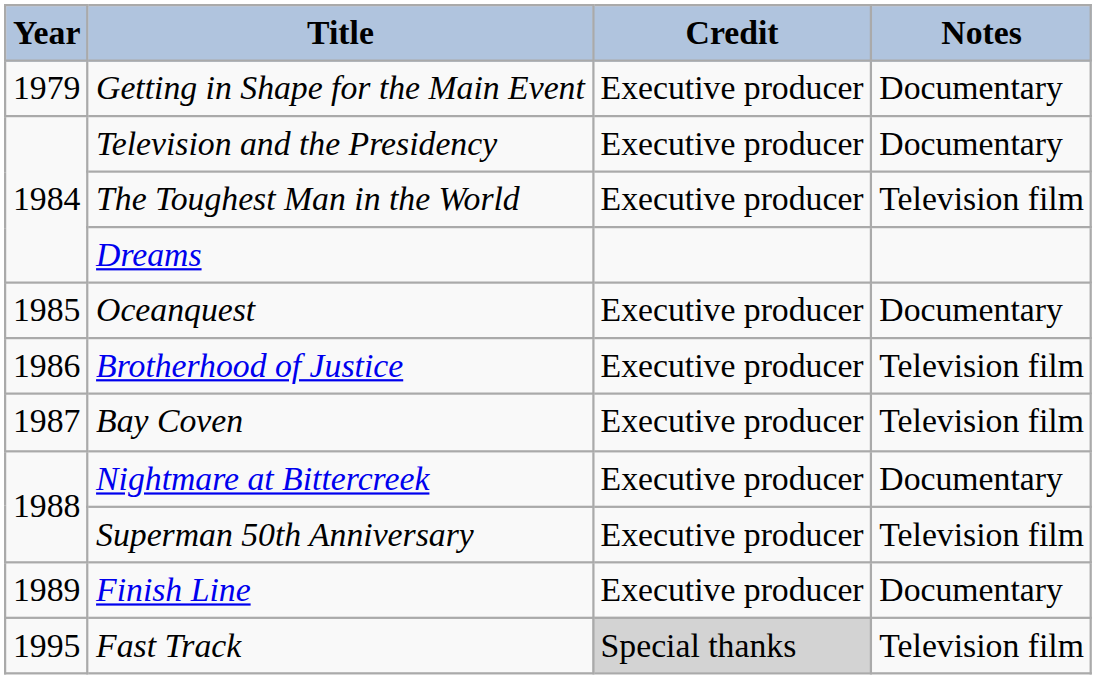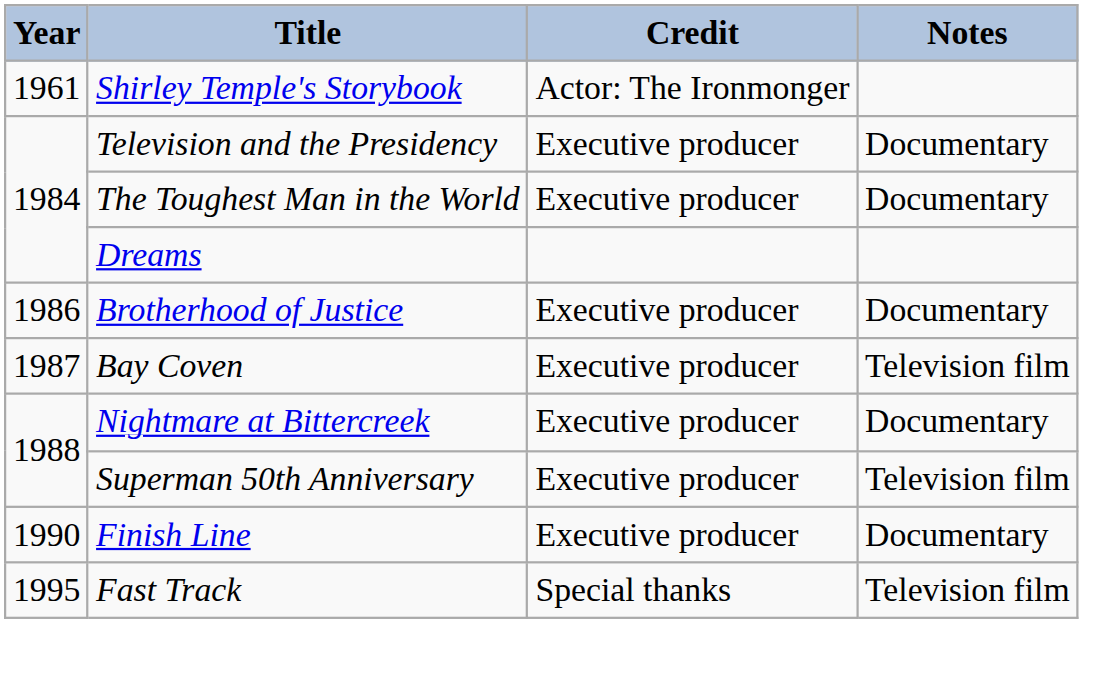+ row: (279, 88)
- row: (340, 88)
(982, 199) Television film -> (957, 199) Documentary
- row: (176, 310)
(982, 366) Television film -> (957, 310) Documentary
(47, 588) 1989 -> (47, 533) 1990
(698, 644) lightgrey background -> (633, 588) no background
